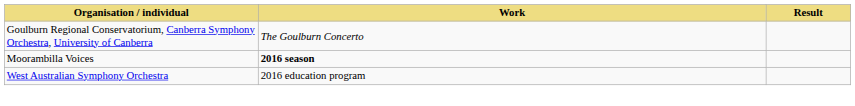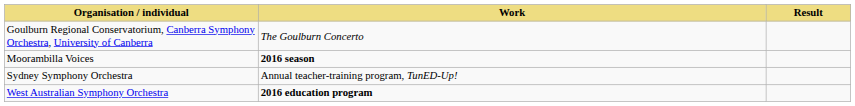+ row: (70, 76)
(313, 76) normal -> (317, 93) bold
